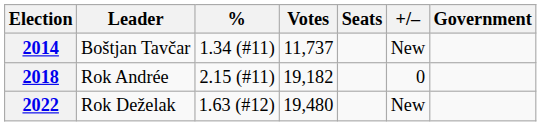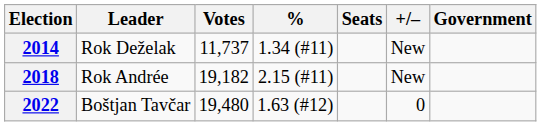columns swapped: (308, 18) <-> (237, 18)
(136, 47) Boštjan Tavčar -> (128, 47) Rok Deželak
(421, 76) 0 -> (408, 76) New
(128, 105) Rok Deželak -> (136, 105) Boštjan Tavčar
(408, 105) New -> (421, 105) 0
